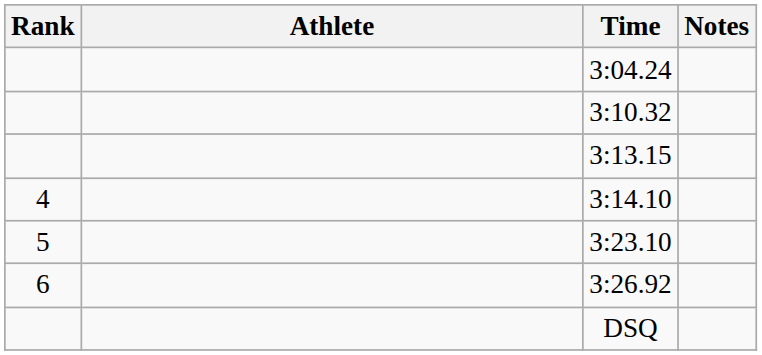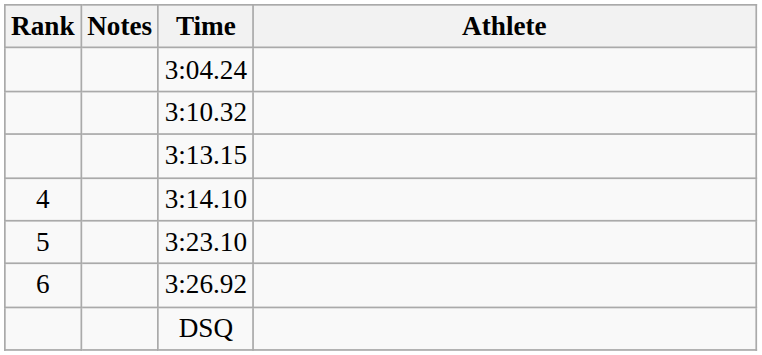columns swapped: (332, 26) <-> (717, 26)
